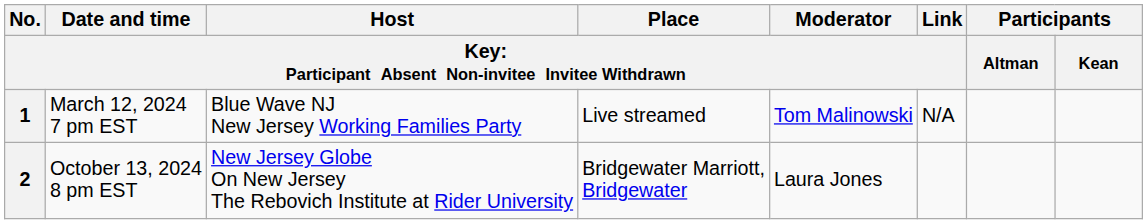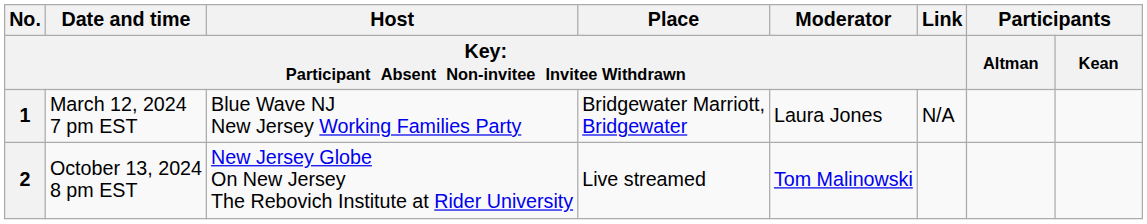(644, 115) Live streamed -> (674, 115) Bridgewater Marriott, Bridgewater
(843, 115) Tom Malinowski -> (828, 115) Laura Jones
(674, 180) Bridgewater Marriott, Bridgewater -> (644, 180) Live streamed
(828, 180) Laura Jones -> (843, 180) Tom Malinowski
